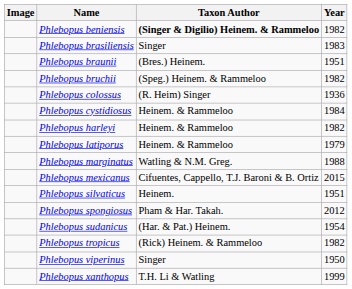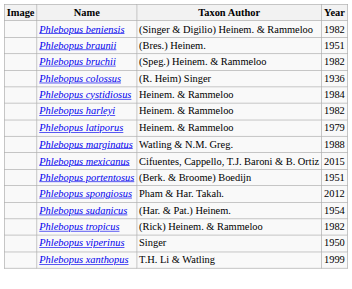(229, 29) bold -> (226, 29) normal
- row: (86, 45)
+ row: (87, 177)
- row: (82, 194)
